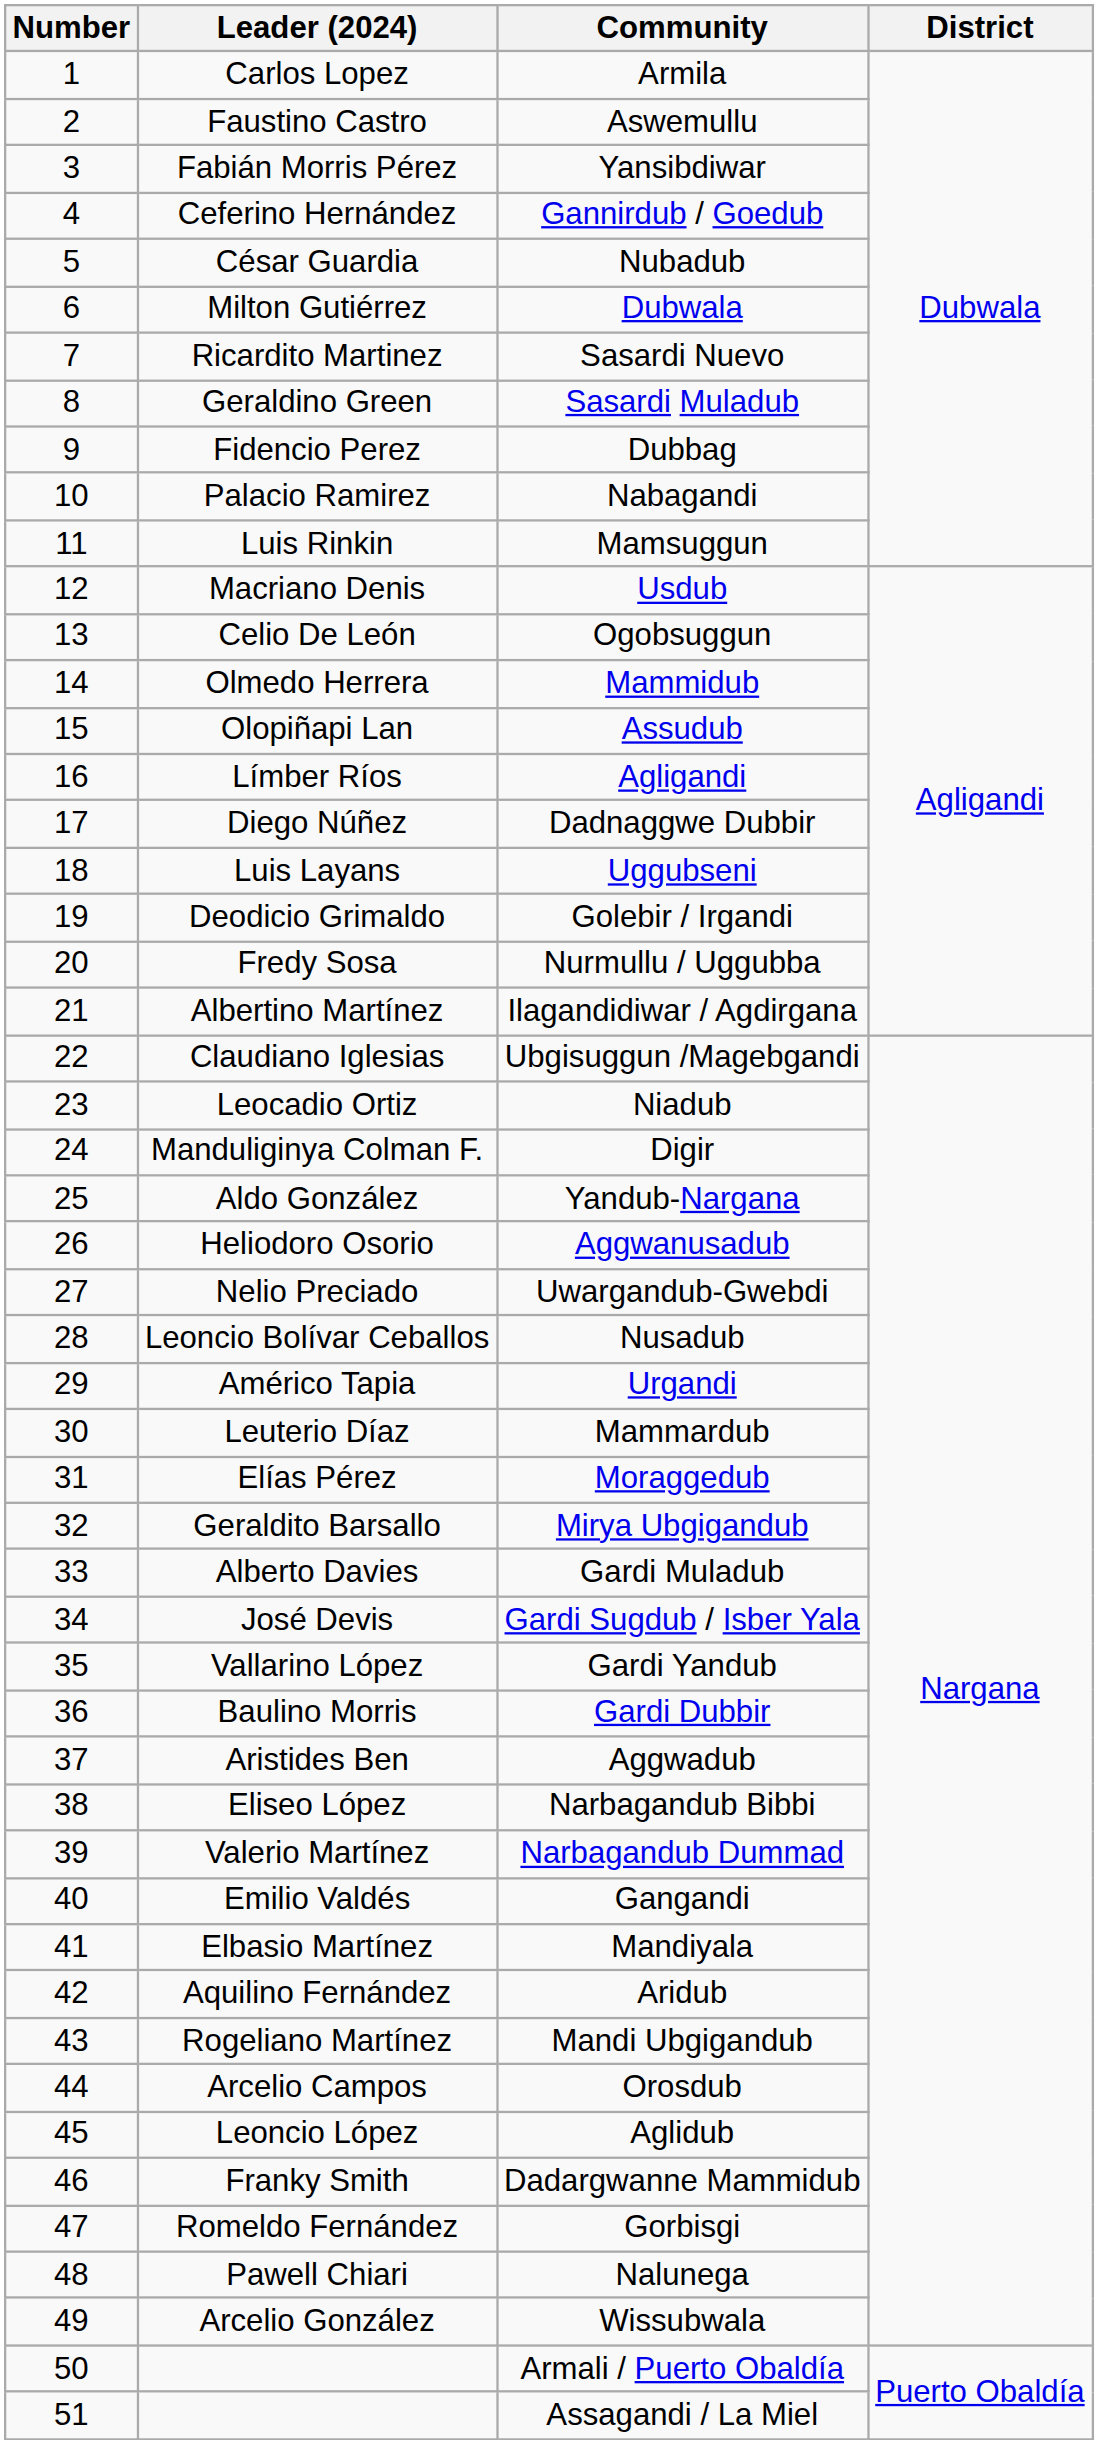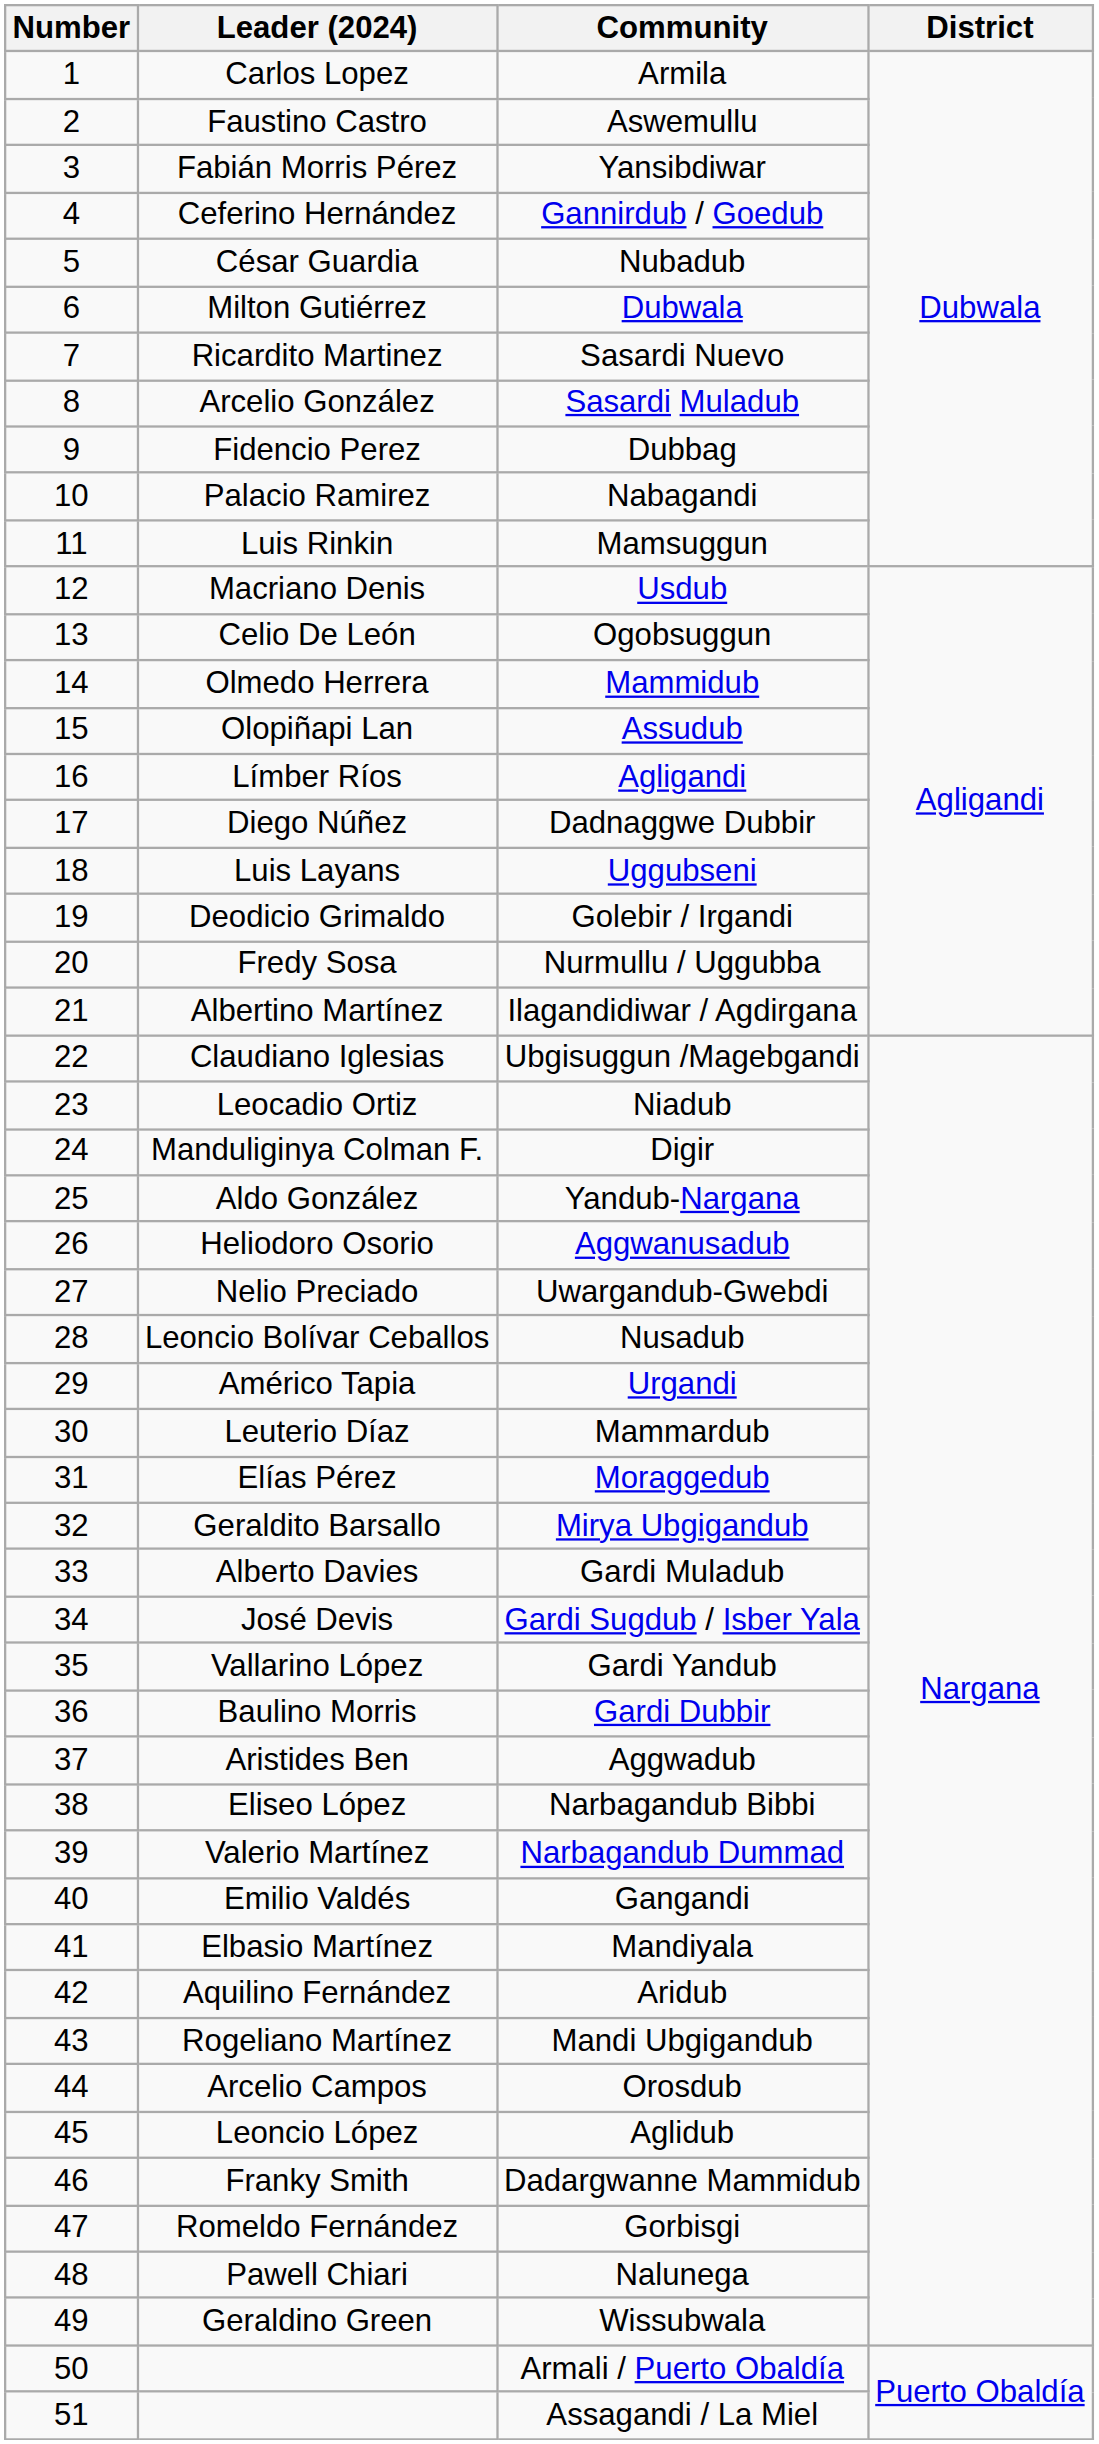(317, 401) Geraldino Green -> (317, 401) Arcelio González
(317, 2320) Arcelio González -> (317, 2320) Geraldino Green
